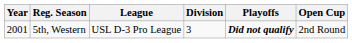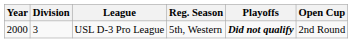columns swapped: (205, 12) <-> (60, 12)
(17, 29) 2001 -> (17, 29) 2000
